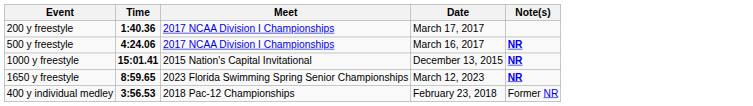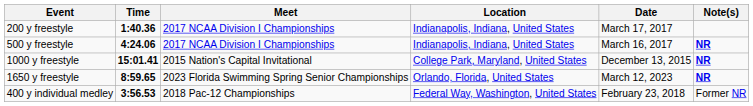+ column: (505, 12)
